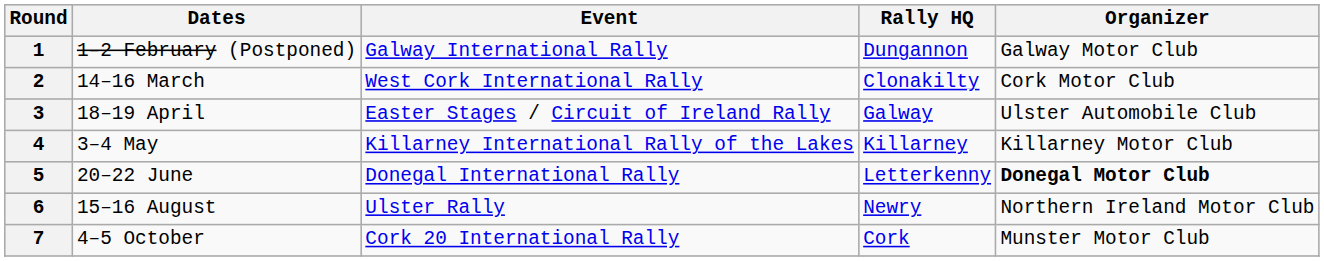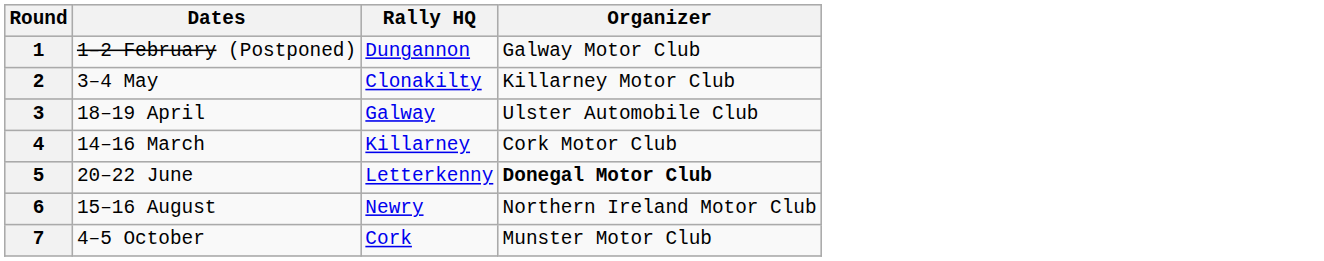- column: (610, 21)
(141, 83) 14–16 March -> (118, 83) 3–4 May
(1088, 83) Cork Motor Club -> (619, 83) Killarney Motor Club
(118, 146) 3–4 May -> (141, 146) 14–16 March
(1117, 146) Killarney Motor Club -> (590, 146) Cork Motor Club
